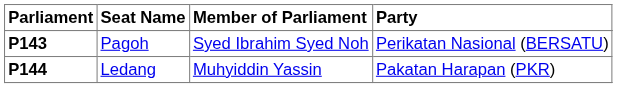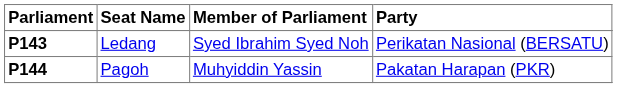(125, 43) Pagoh -> (128, 43) Ledang
(128, 69) Ledang -> (125, 69) Pagoh
